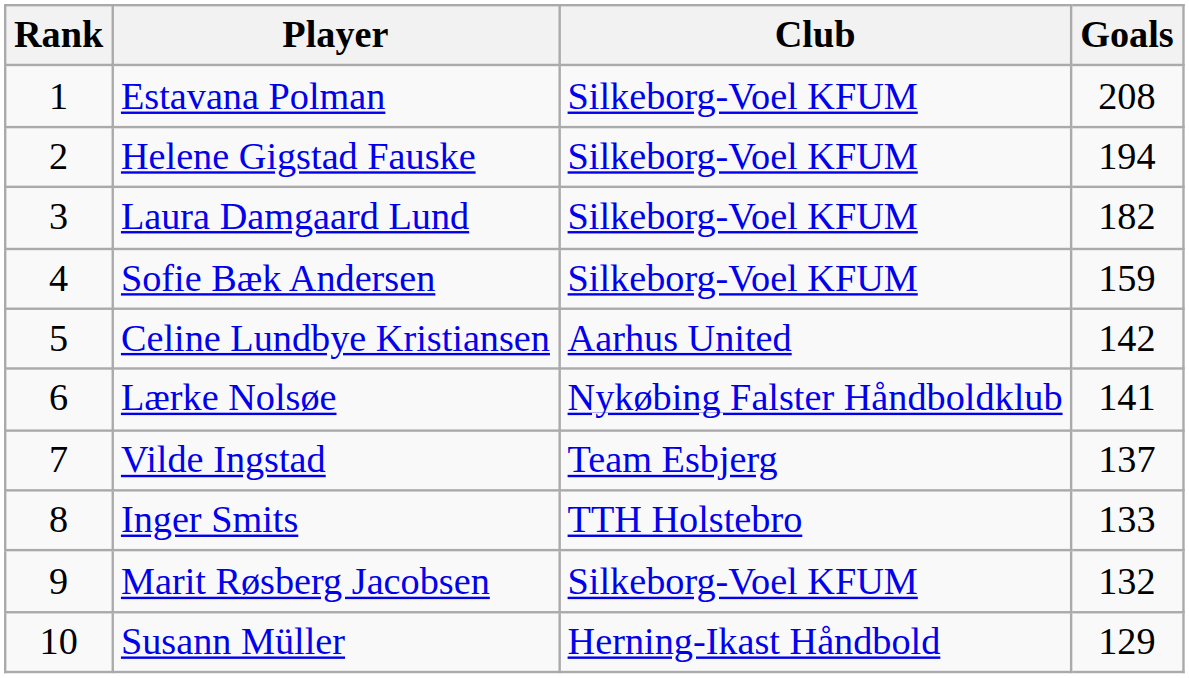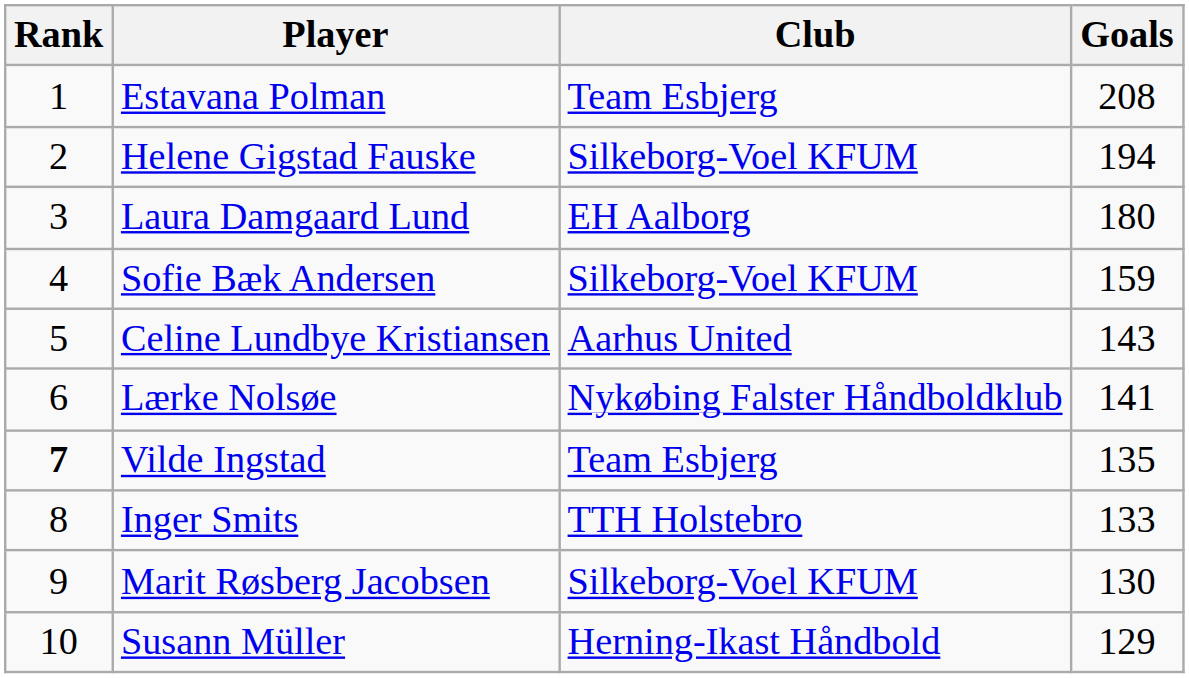(743, 95) Silkeborg-Voel KFUM -> (673, 95) Team Esbjerg
(743, 216) Silkeborg-Voel KFUM -> (659, 216) EH Aalborg
(1127, 216) 182 -> (1127, 216) 180
(1127, 338) 142 -> (1127, 338) 143
(59, 459) normal -> (59, 459) bold
(1127, 459) 137 -> (1127, 459) 135
(1127, 580) 132 -> (1127, 580) 130
